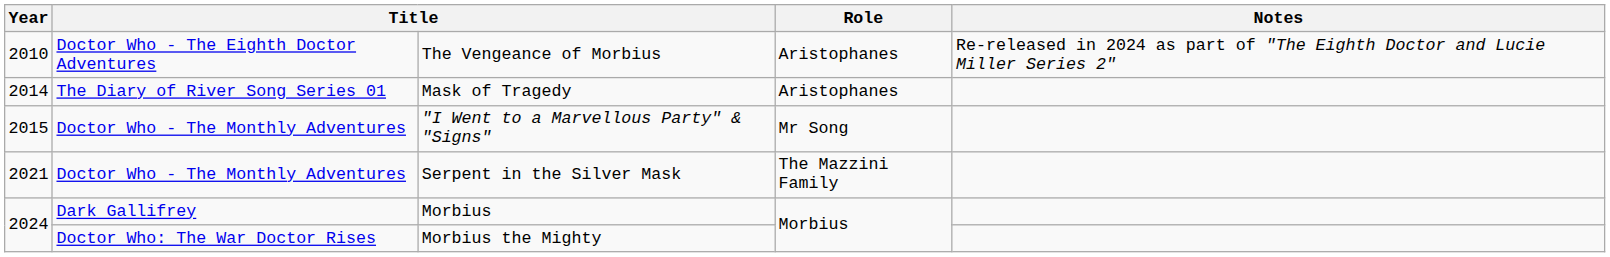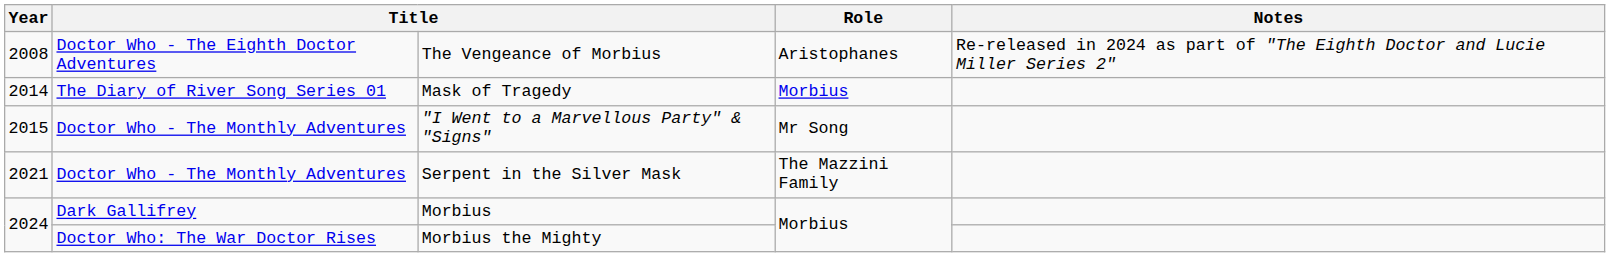(29, 55) 2010 -> (29, 55) 2008
(838, 92) Aristophanes -> (813, 92) Morbius
